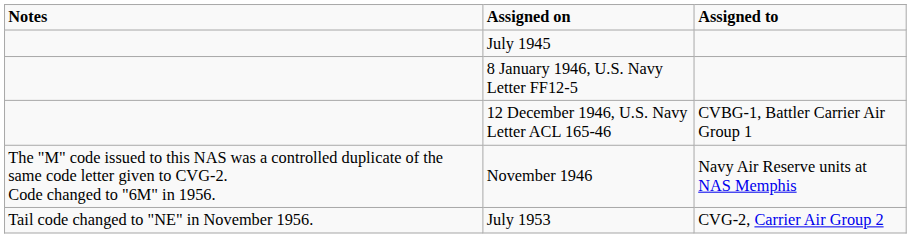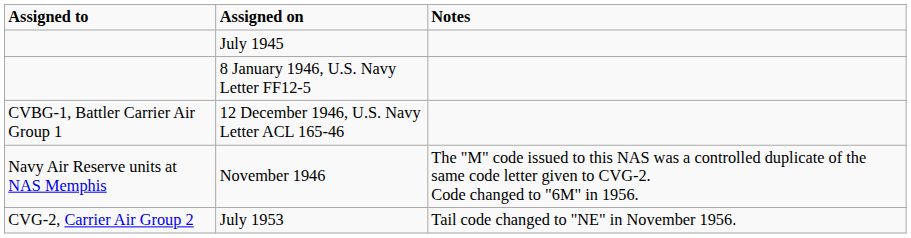columns swapped: (738, 17) <-> (28, 17)
